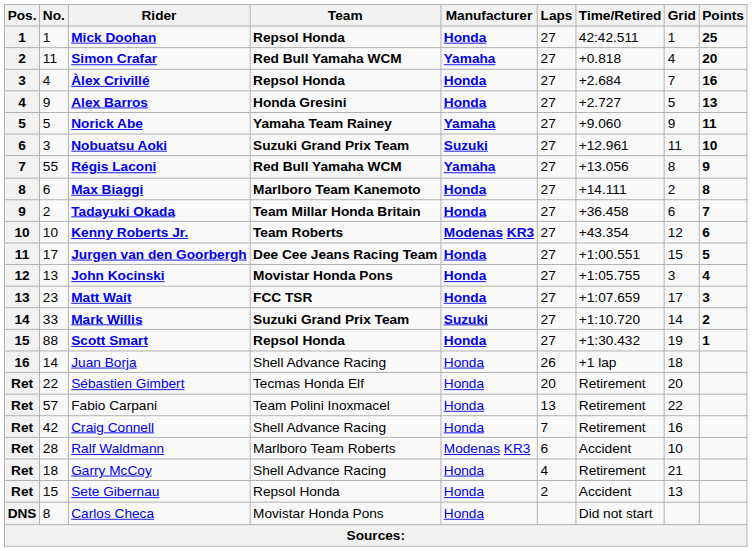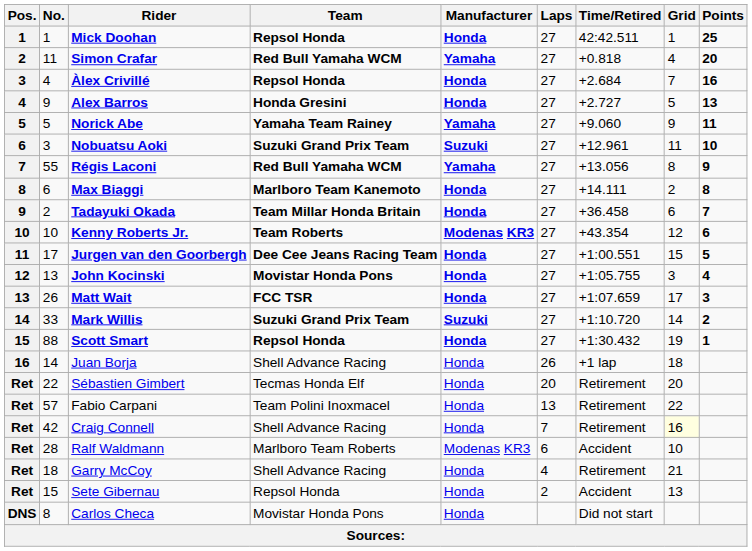(50, 297) 23 -> (50, 297) 26
(675, 427) no background -> (675, 427) lightyellow background
